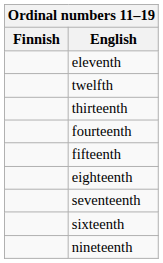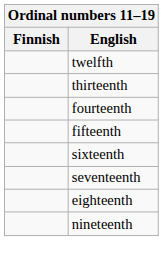- row: (96, 62)
rows swapped: (98, 223) <-> (102, 177)
